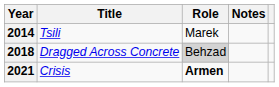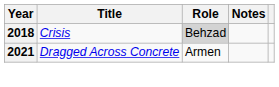- row: (21, 33)
(110, 52) Dragged Across Concrete -> (55, 33) Crisis
(55, 71) Crisis -> (110, 52) Dragged Across Concrete
(204, 71) bold -> (203, 52) normal
